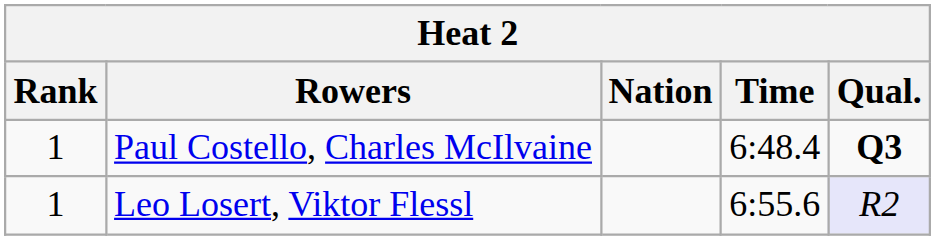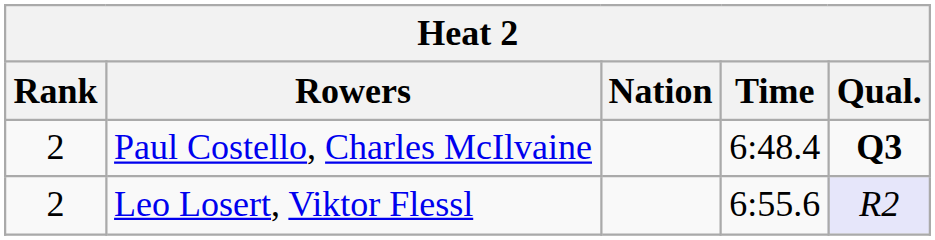(55, 147) 1 -> (55, 147) 2
(55, 204) 1 -> (55, 204) 2
